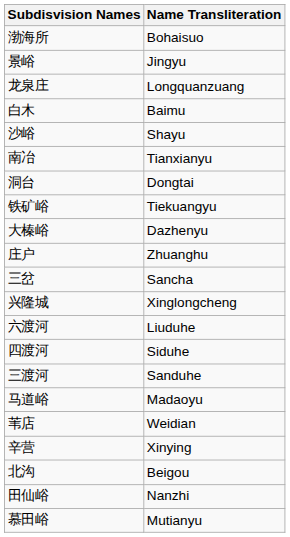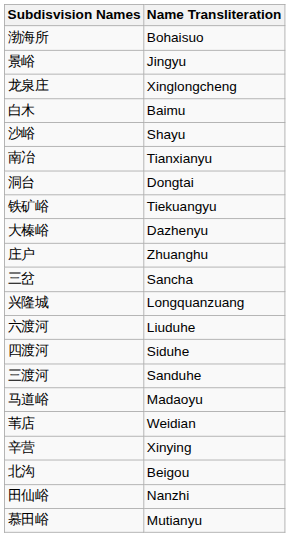(196, 86) Longquanzuang -> (192, 86) Xinglongcheng
(192, 303) Xinglongcheng -> (196, 303) Longquanzuang
